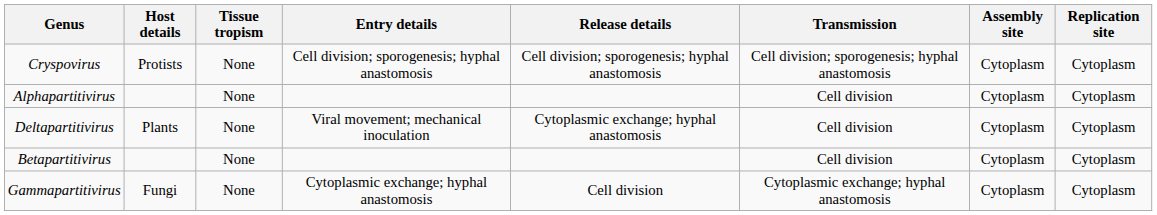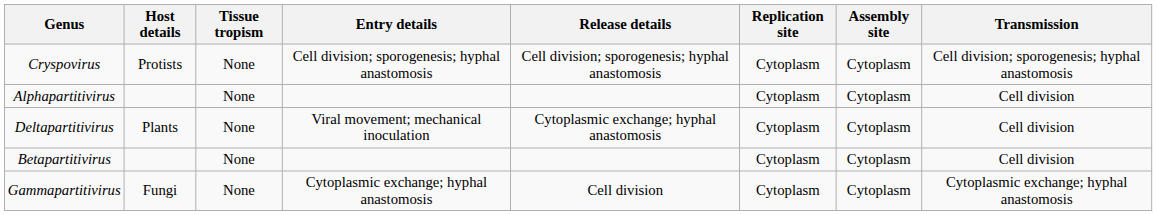columns swapped: (1104, 24) <-> (855, 24)
